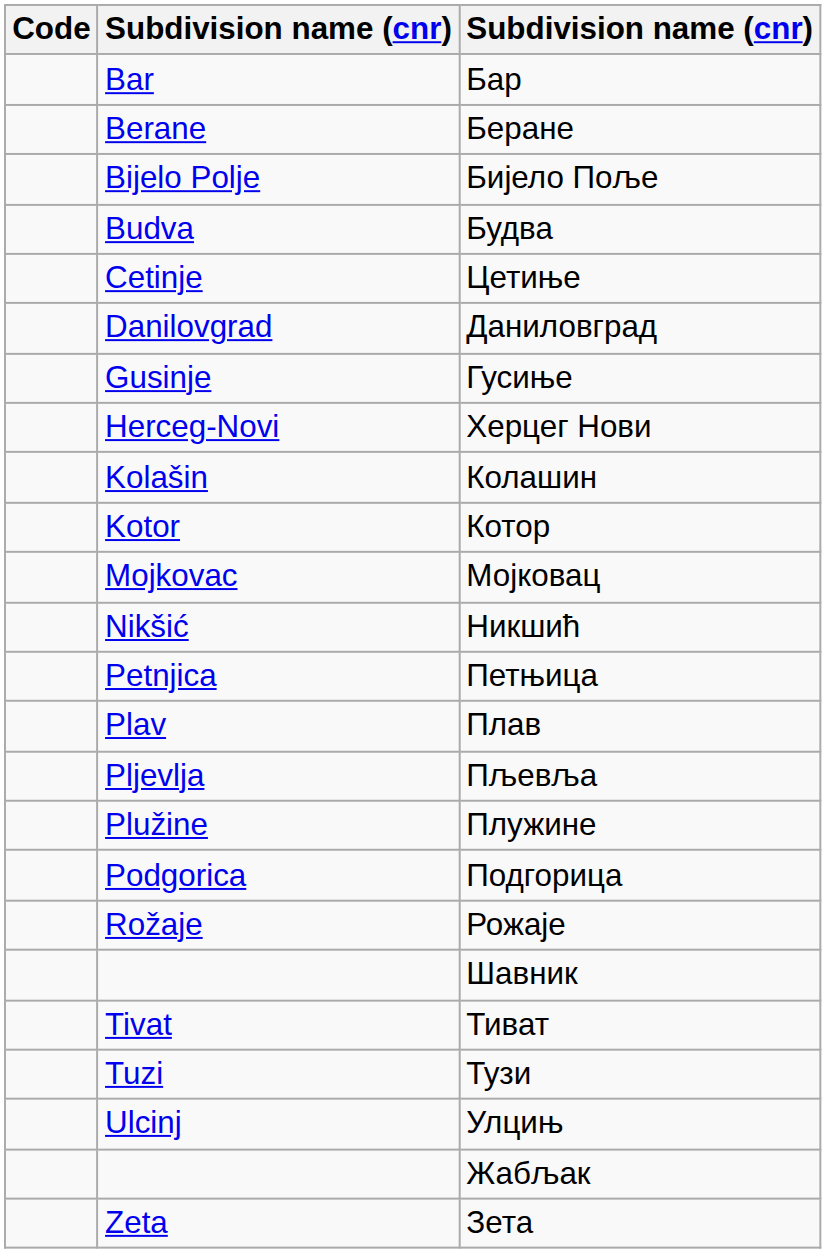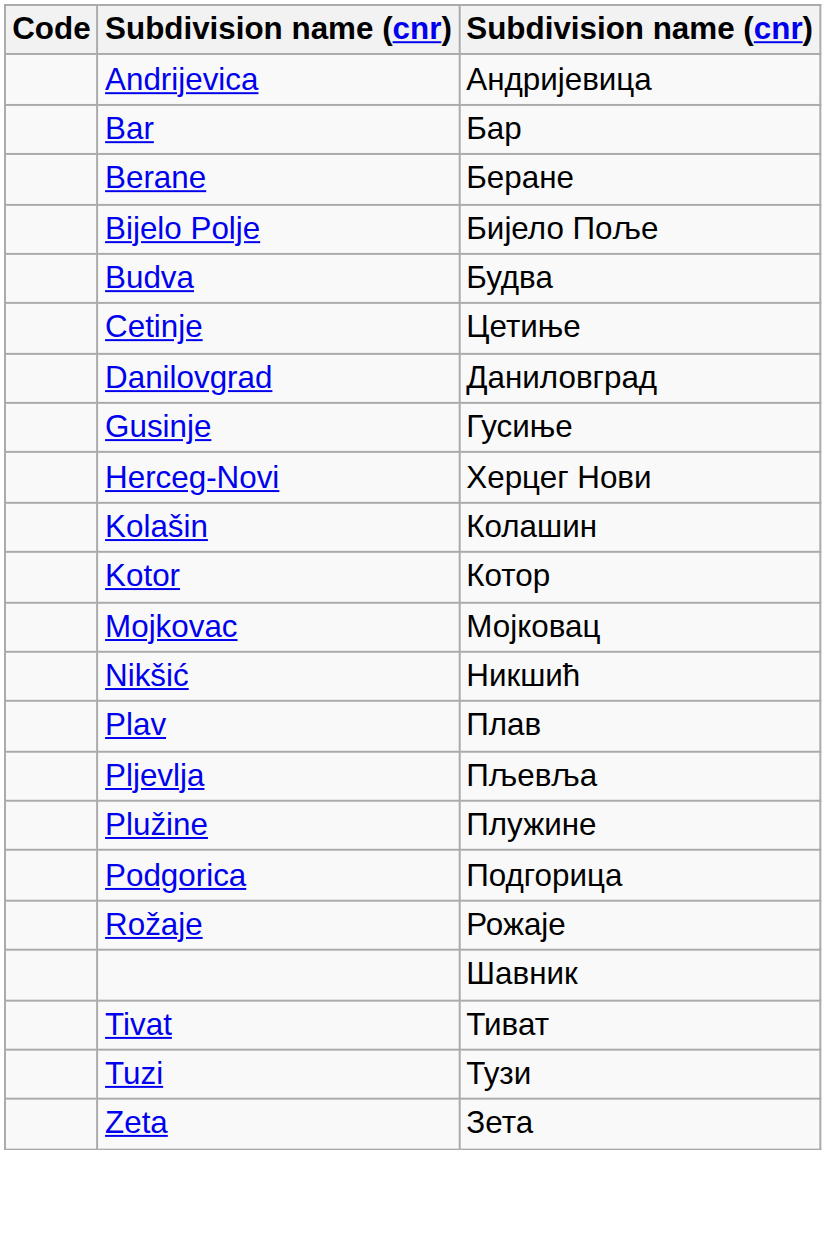+ row: (559, 79)
- row: (532, 675)
- row: (515, 1123)
- row: (528, 1173)
